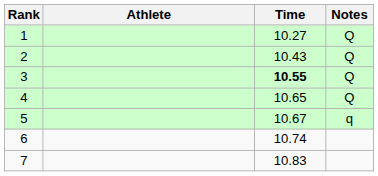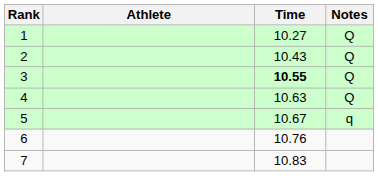(290, 98) 10.65 -> (290, 98) 10.63
(290, 139) 10.74 -> (290, 139) 10.76
